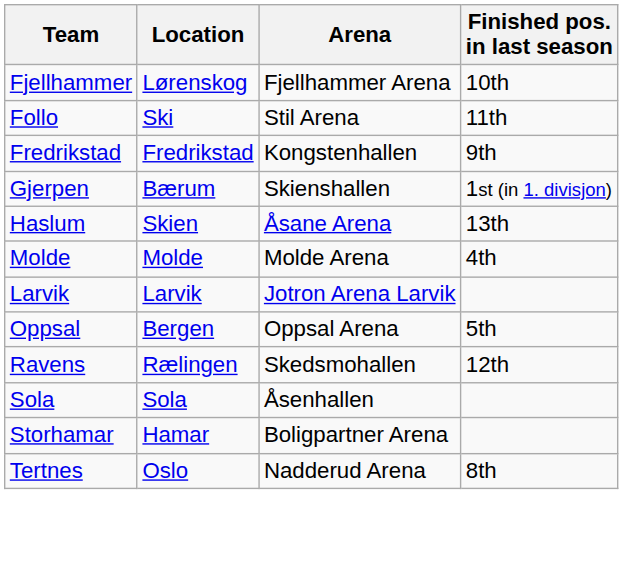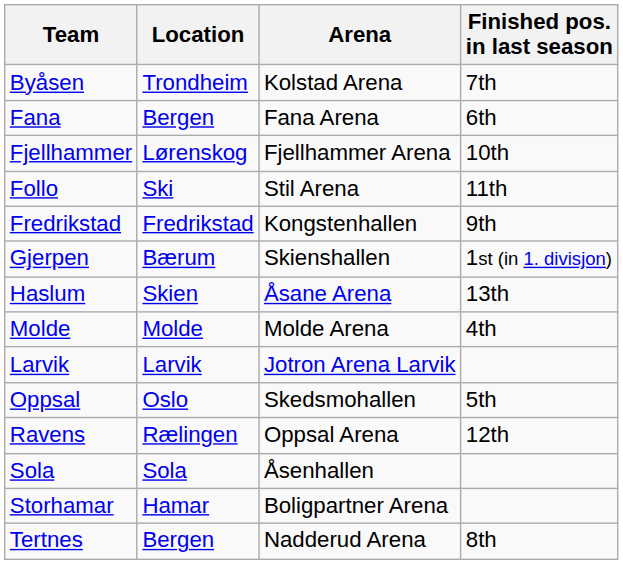+ row: (47, 82)
+ row: (35, 117)
(178, 329) Bergen -> (165, 399) Oslo
(331, 329) Oppsal Arena -> (340, 399) Skedsmohallen
(340, 364) Skedsmohallen -> (331, 435) Oppsal Arena
(165, 470) Oslo -> (178, 540) Bergen
